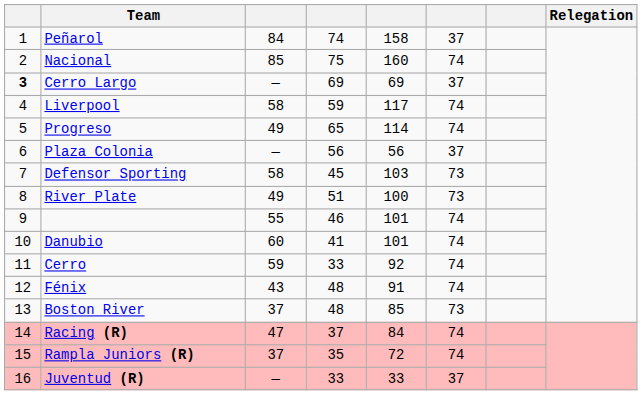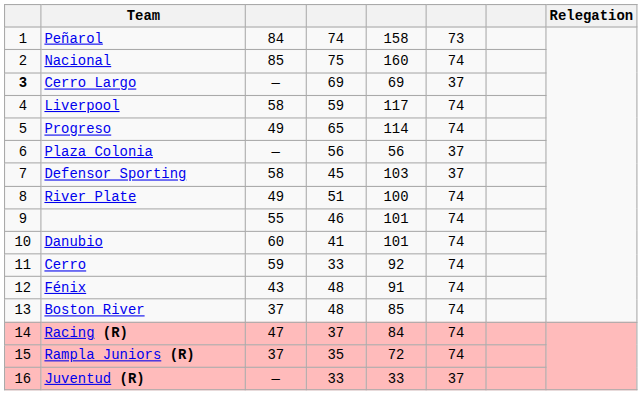(456, 39) 37 -> (456, 39) 73
(456, 175) 73 -> (456, 175) 37
(456, 197) 73 -> (456, 197) 74
(456, 311) 73 -> (456, 311) 74
